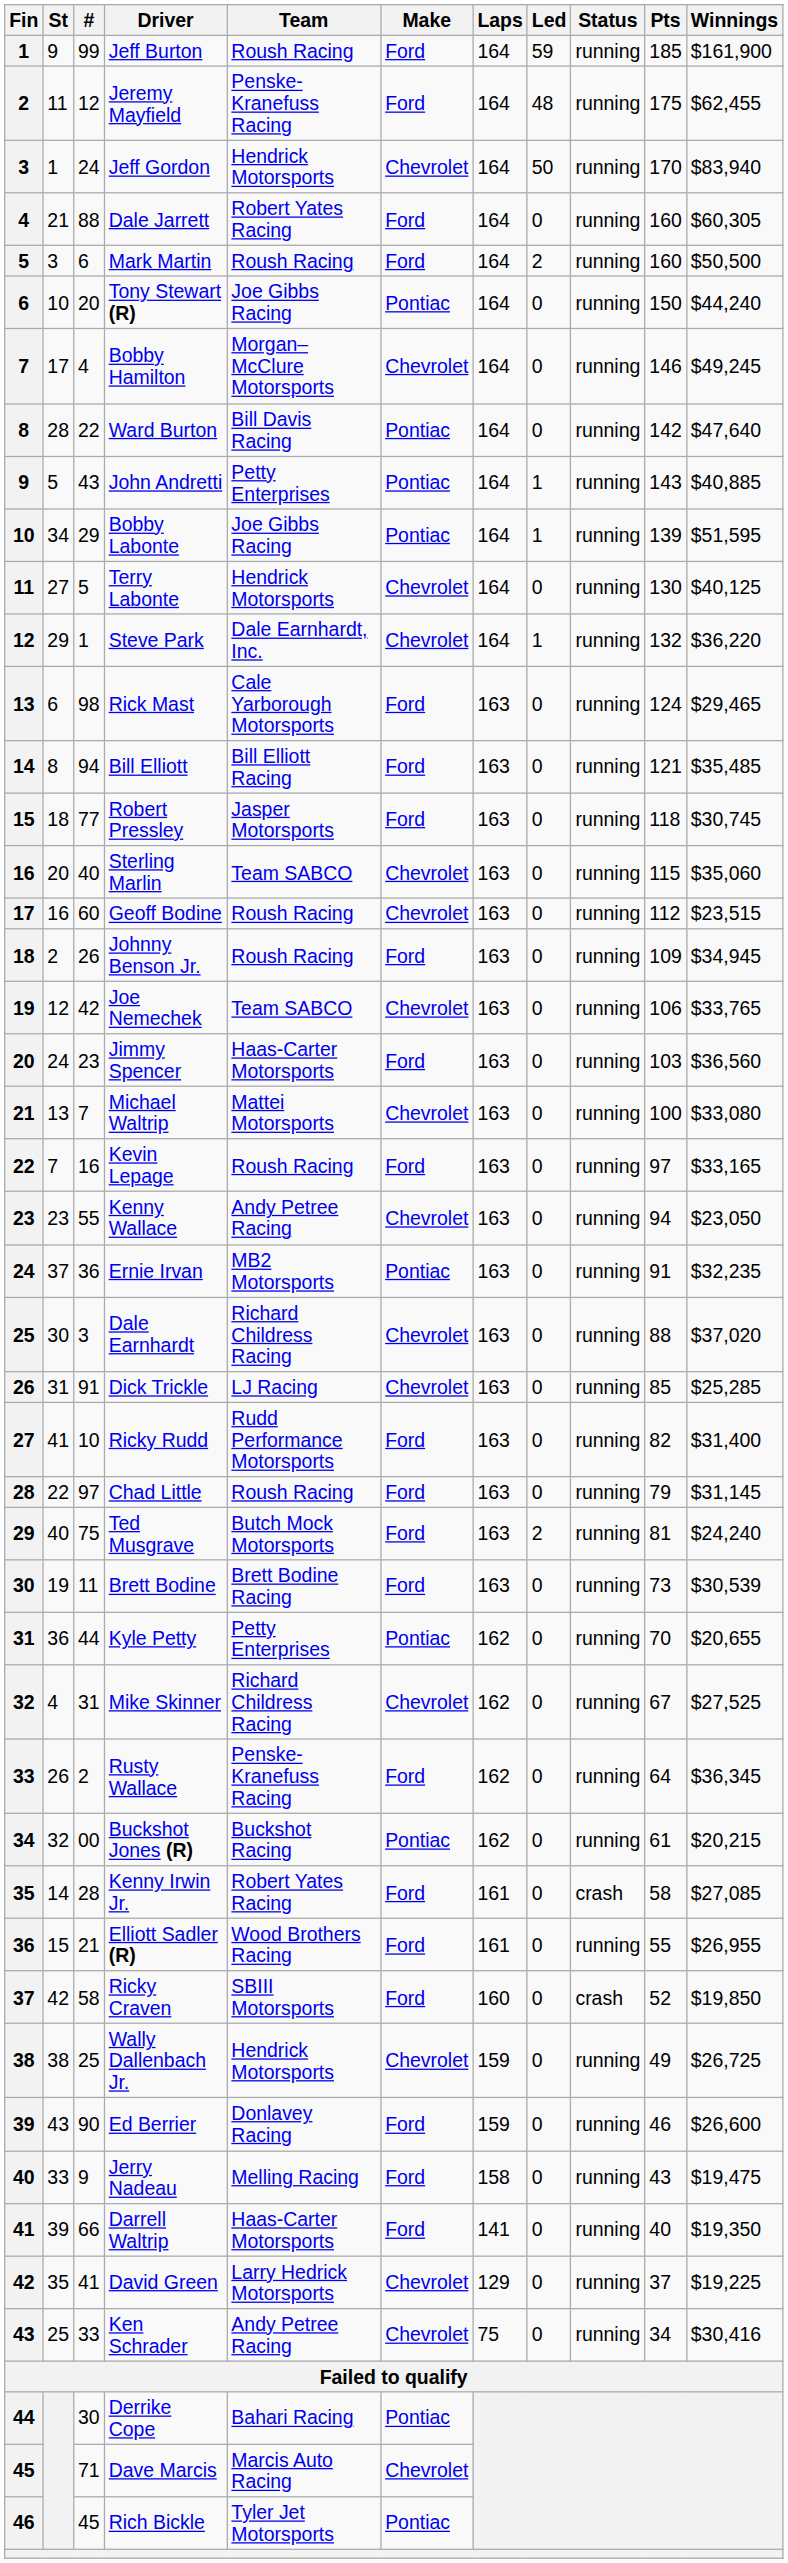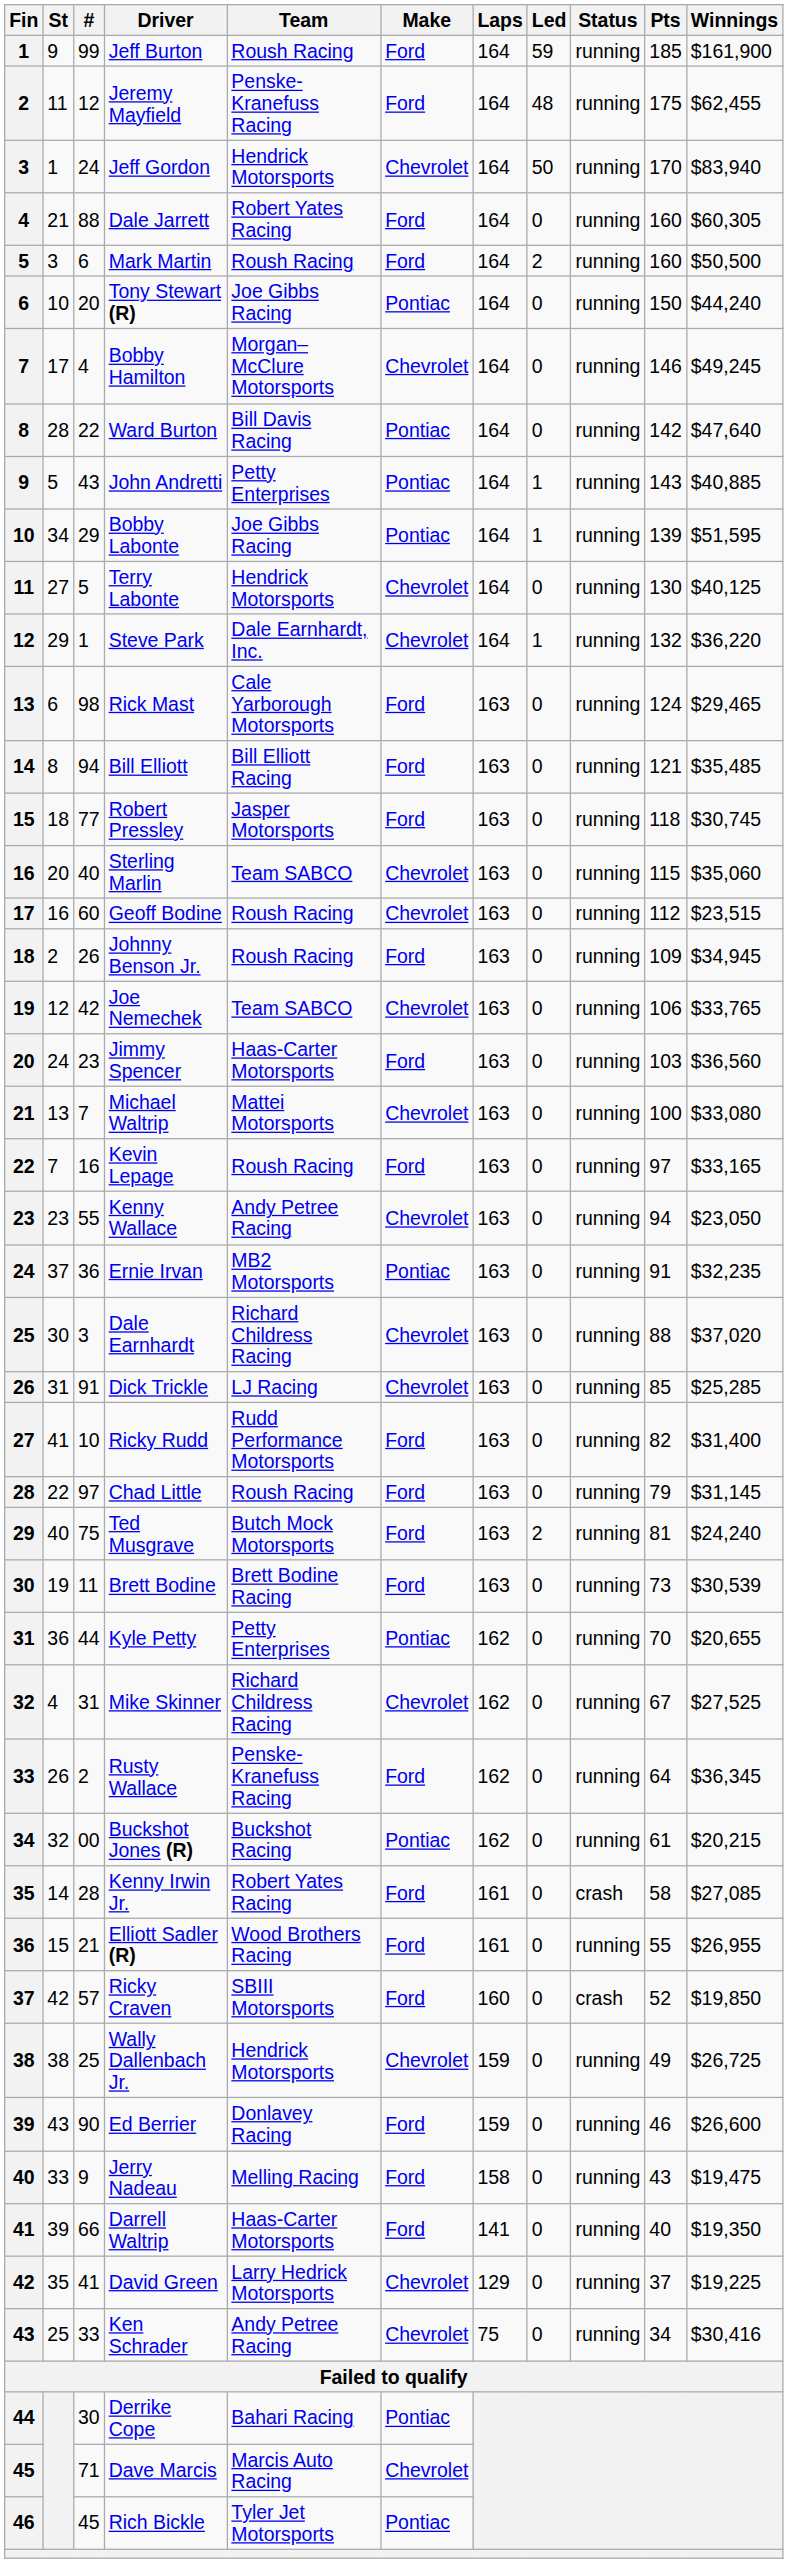(89, 1998) 58 -> (89, 1998) 57
